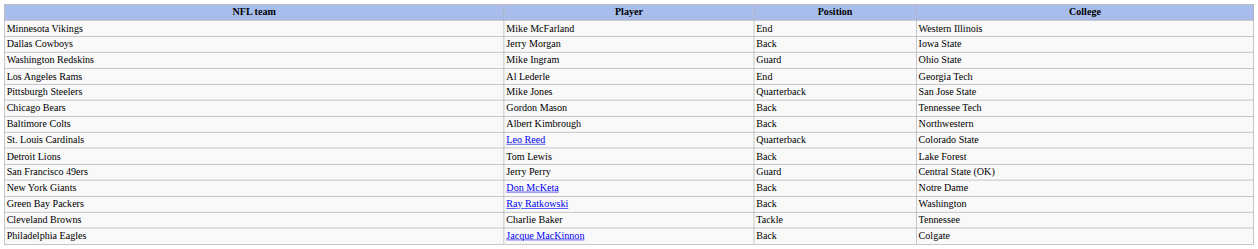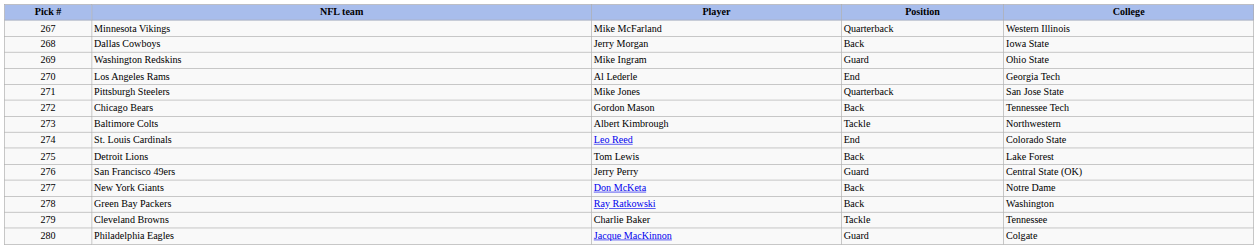+ column: (48, 12)
(764, 28) End -> (869, 28) Quarterback
(767, 124) Back -> (857, 124) Tackle
(781, 140) Quarterback -> (852, 140) End
(767, 236) Back -> (856, 236) Guard
